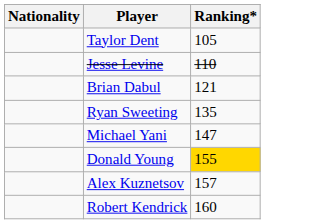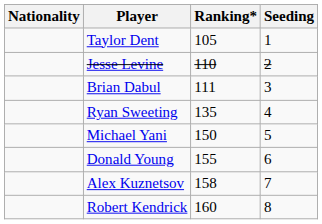+ column: (289, 16)
(206, 87) 121 -> (205, 87) 111
(206, 135) 147 -> (206, 135) 150
(206, 159) gold background -> (206, 159) no background
(206, 183) 157 -> (206, 183) 158
